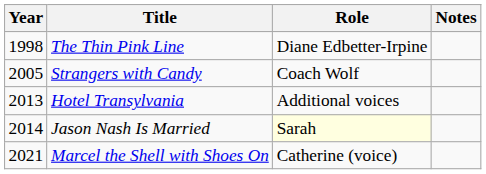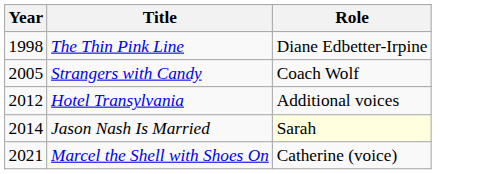- column: (456, 18)
(26, 100) 2013 -> (26, 100) 2012
